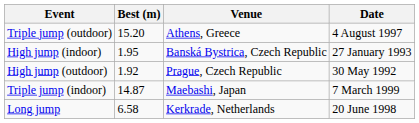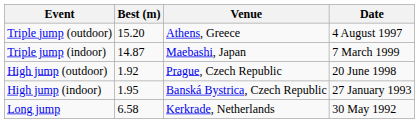rows swapped: (57, 90) <-> (54, 52)
(364, 71) 30 May 1992 -> (364, 71) 20 June 1998
(364, 109) 20 June 1998 -> (364, 109) 30 May 1992
